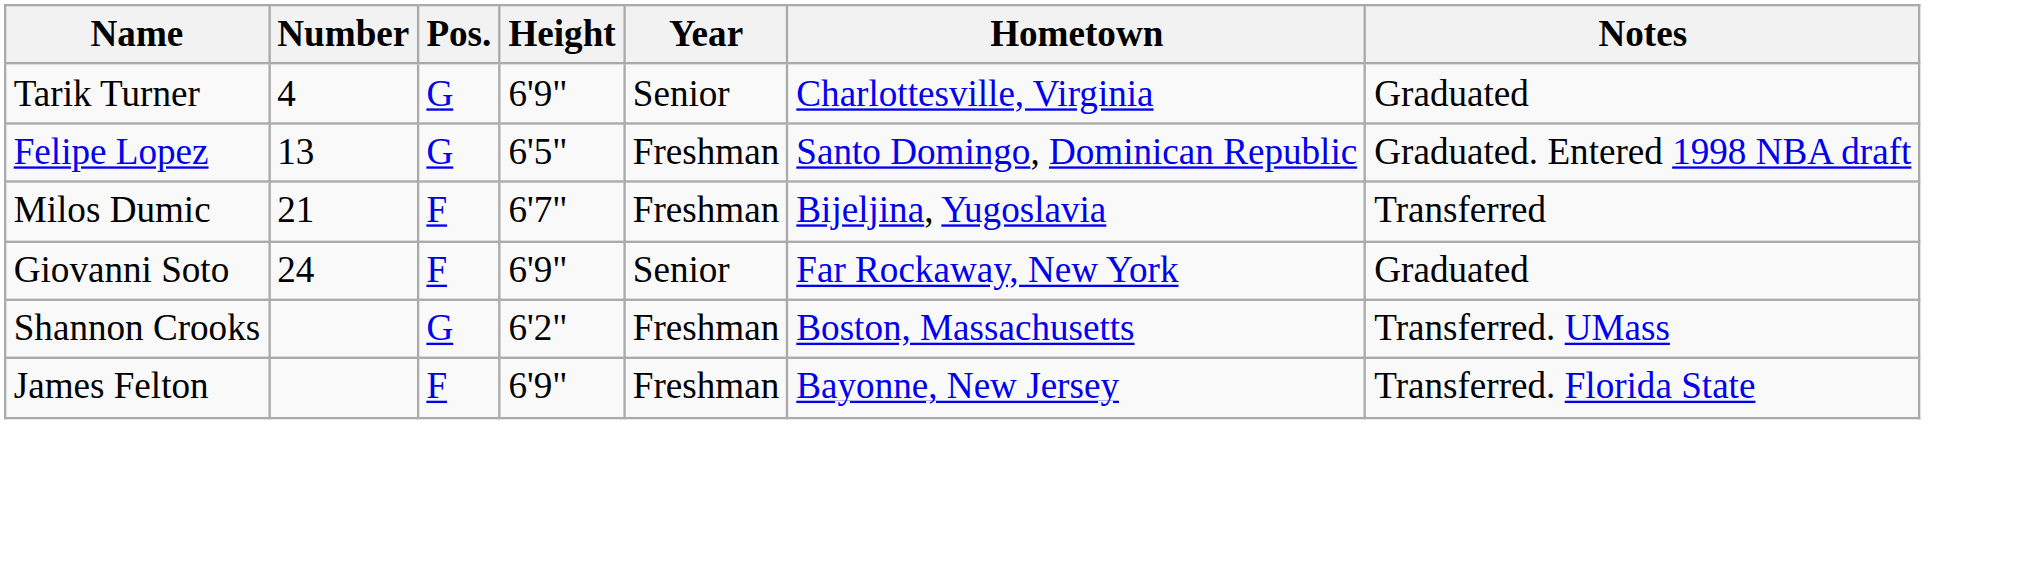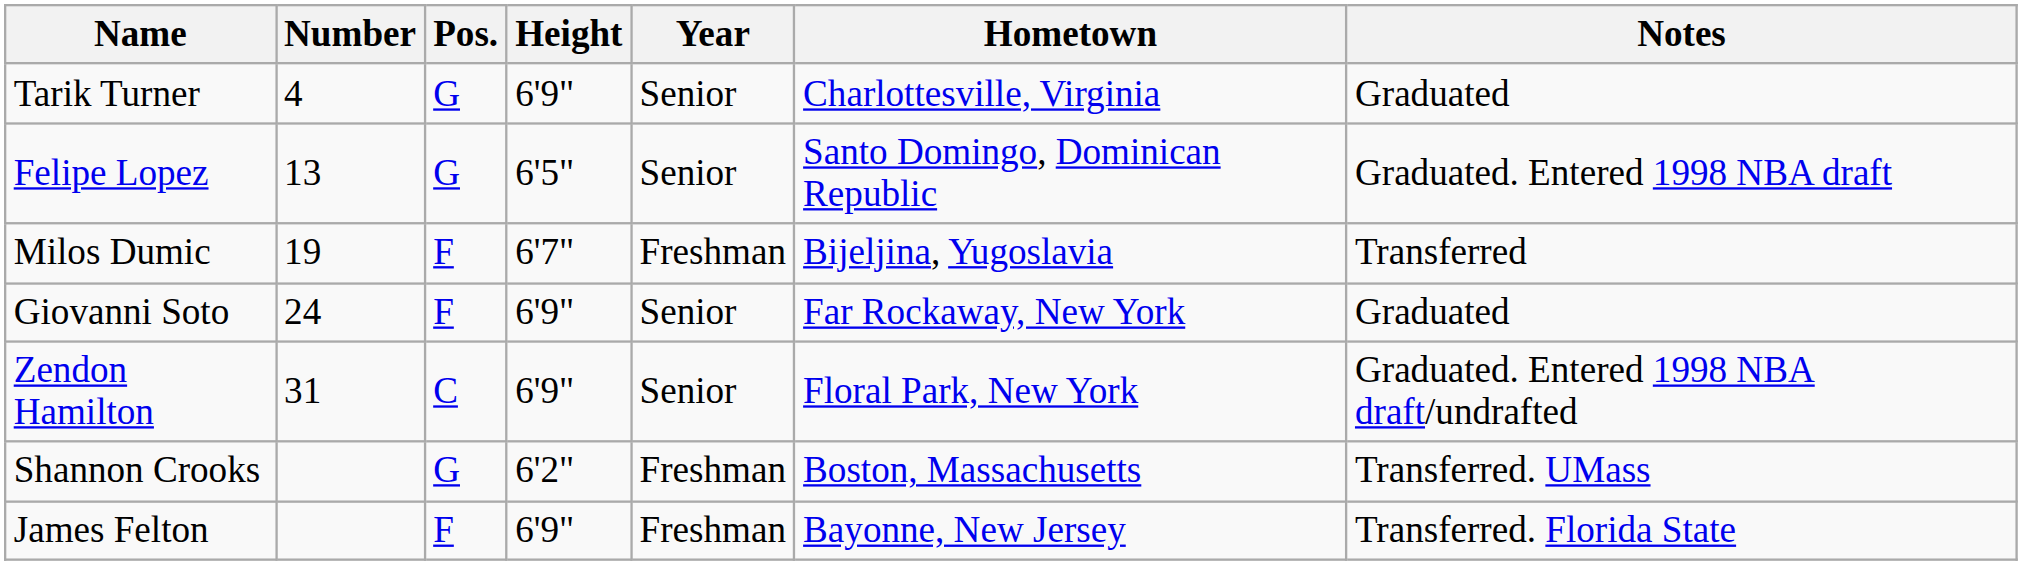(706, 151) Freshman -> (688, 172) Senior
(296, 210) 21 -> (303, 252) 19
+ row: (84, 390)
